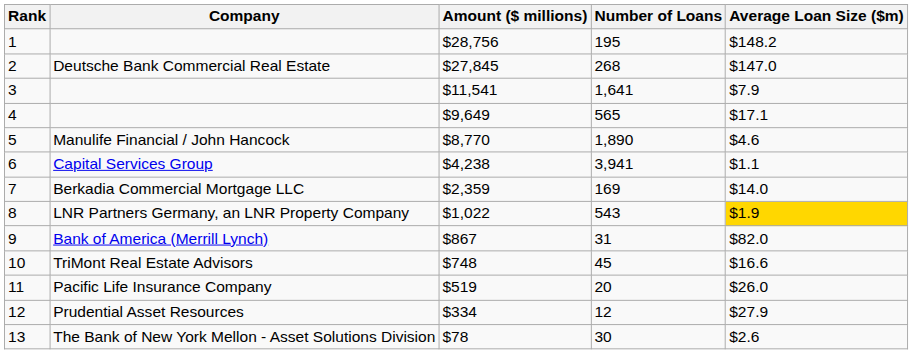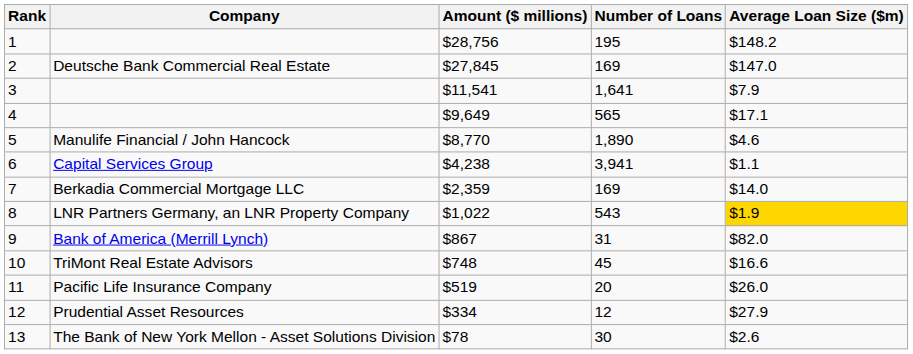(607, 66) 268 -> (607, 66) 169
